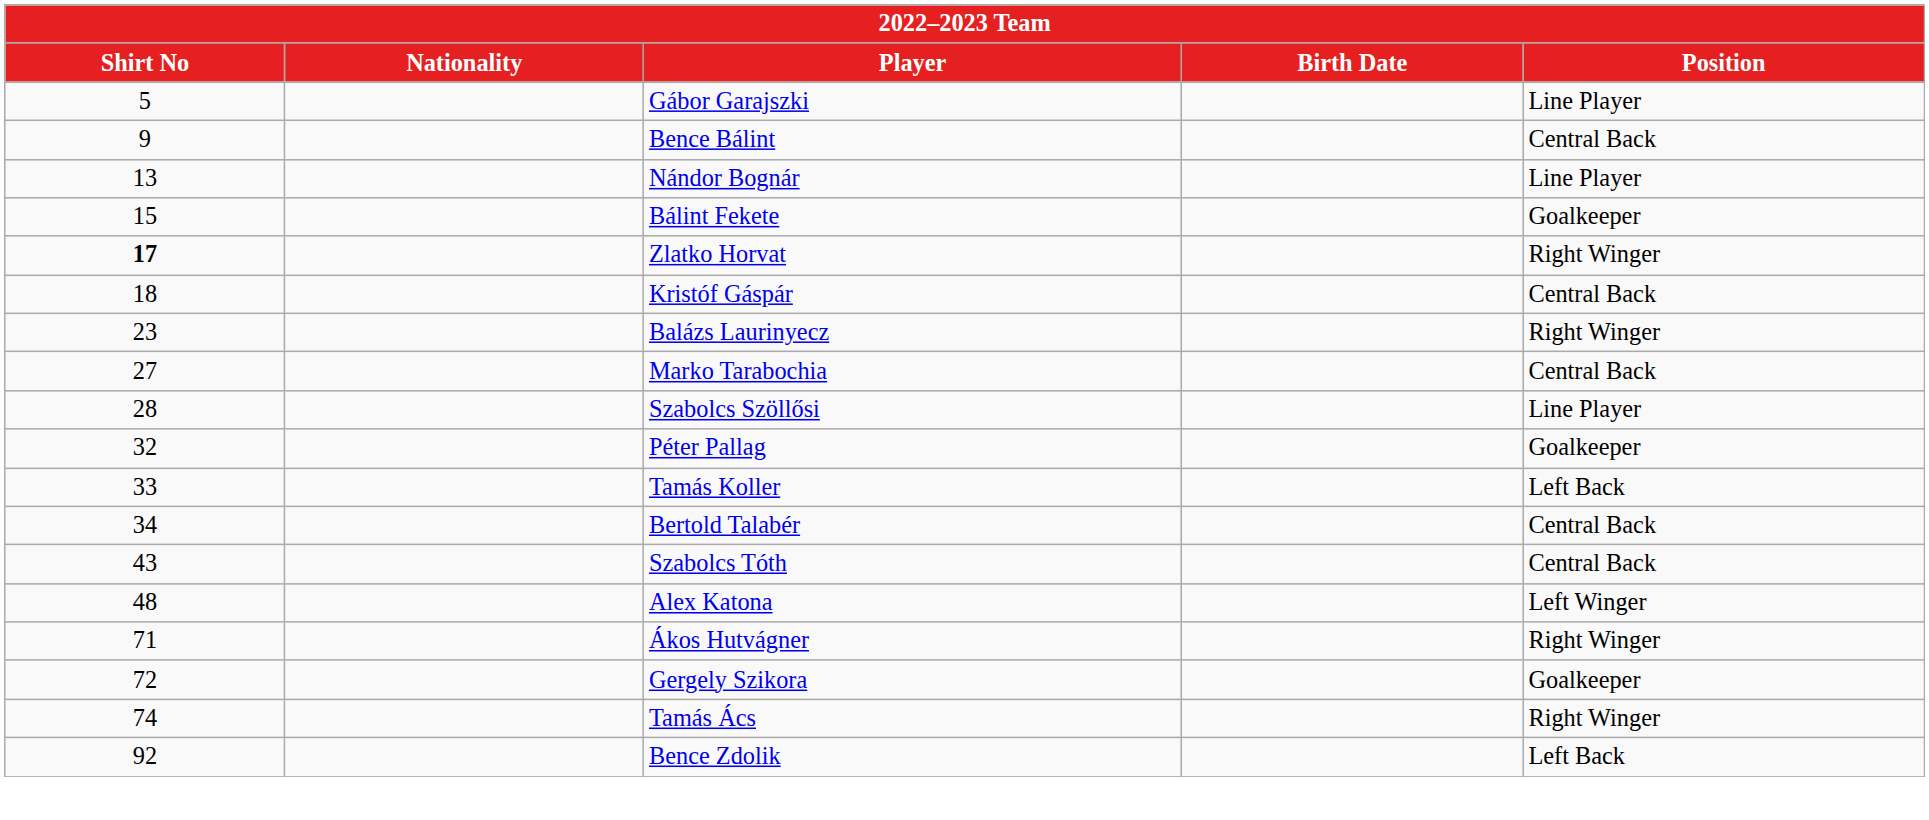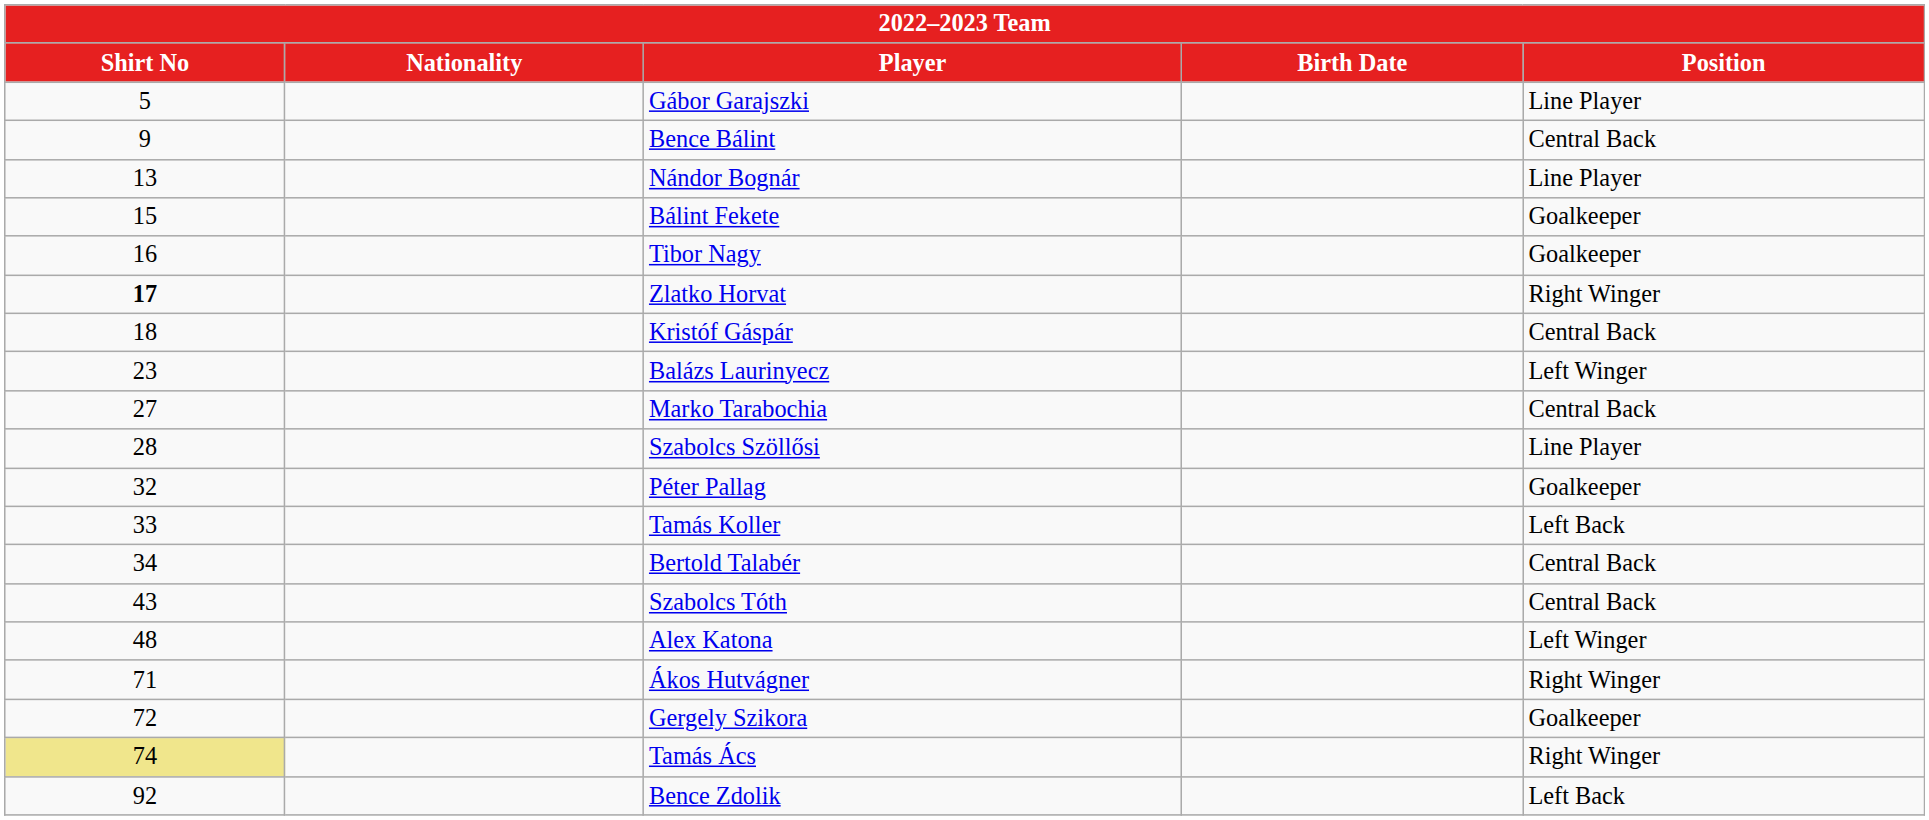+ row: (705, 255)
(1594, 332) Right Winger -> (1587, 370) Left Winger
(145, 718) no background -> (145, 756) khaki background
